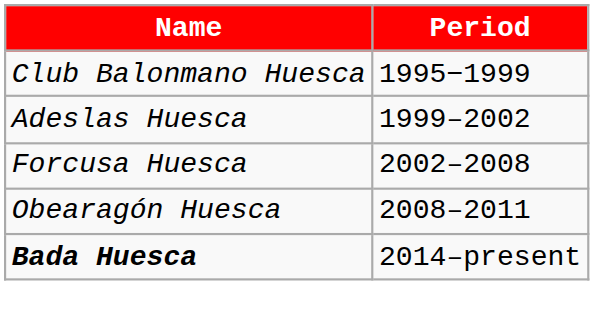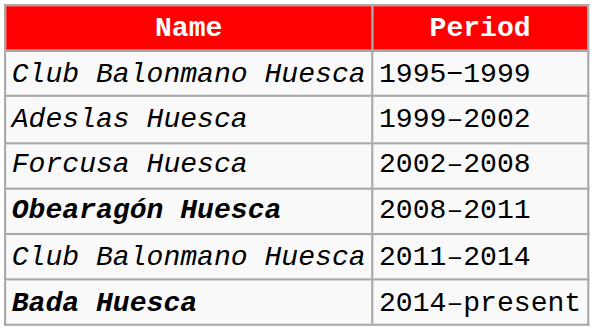(147, 211) normal -> (147, 211) bold
+ row: (455, 257)
